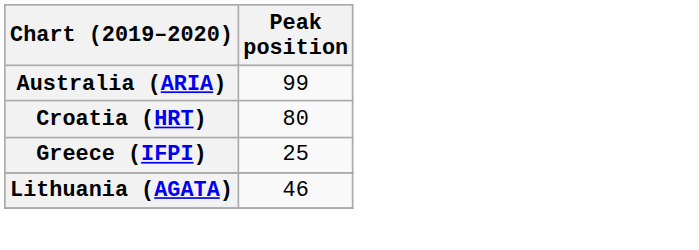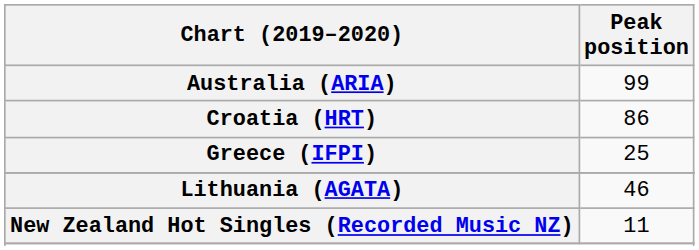(296, 119) 80 -> (636, 119) 86
+ row: (292, 226)
